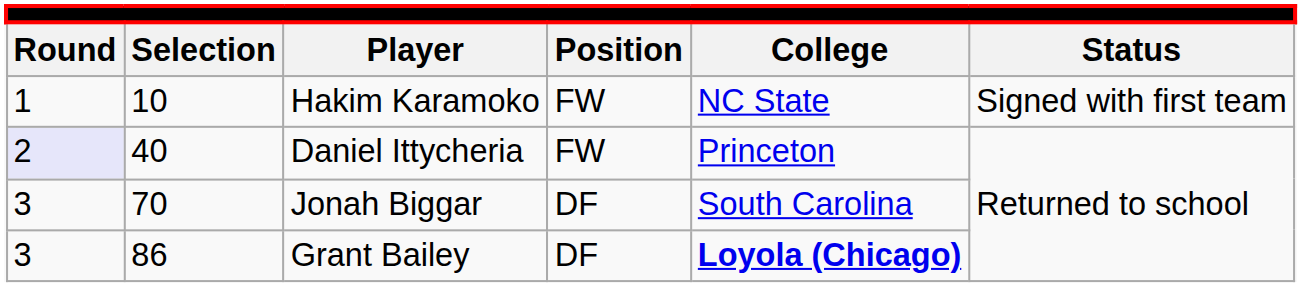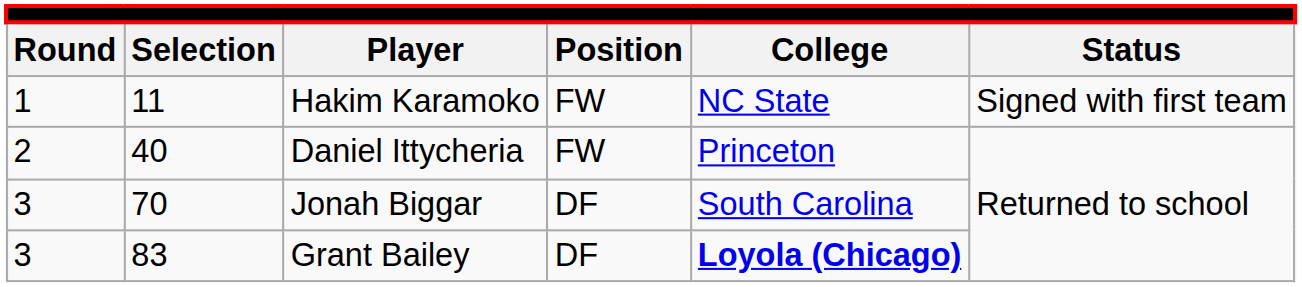(149, 100) 10 -> (148, 100) 11
(23, 152) lavender background -> (23, 152) no background
(149, 255) 86 -> (149, 255) 83
